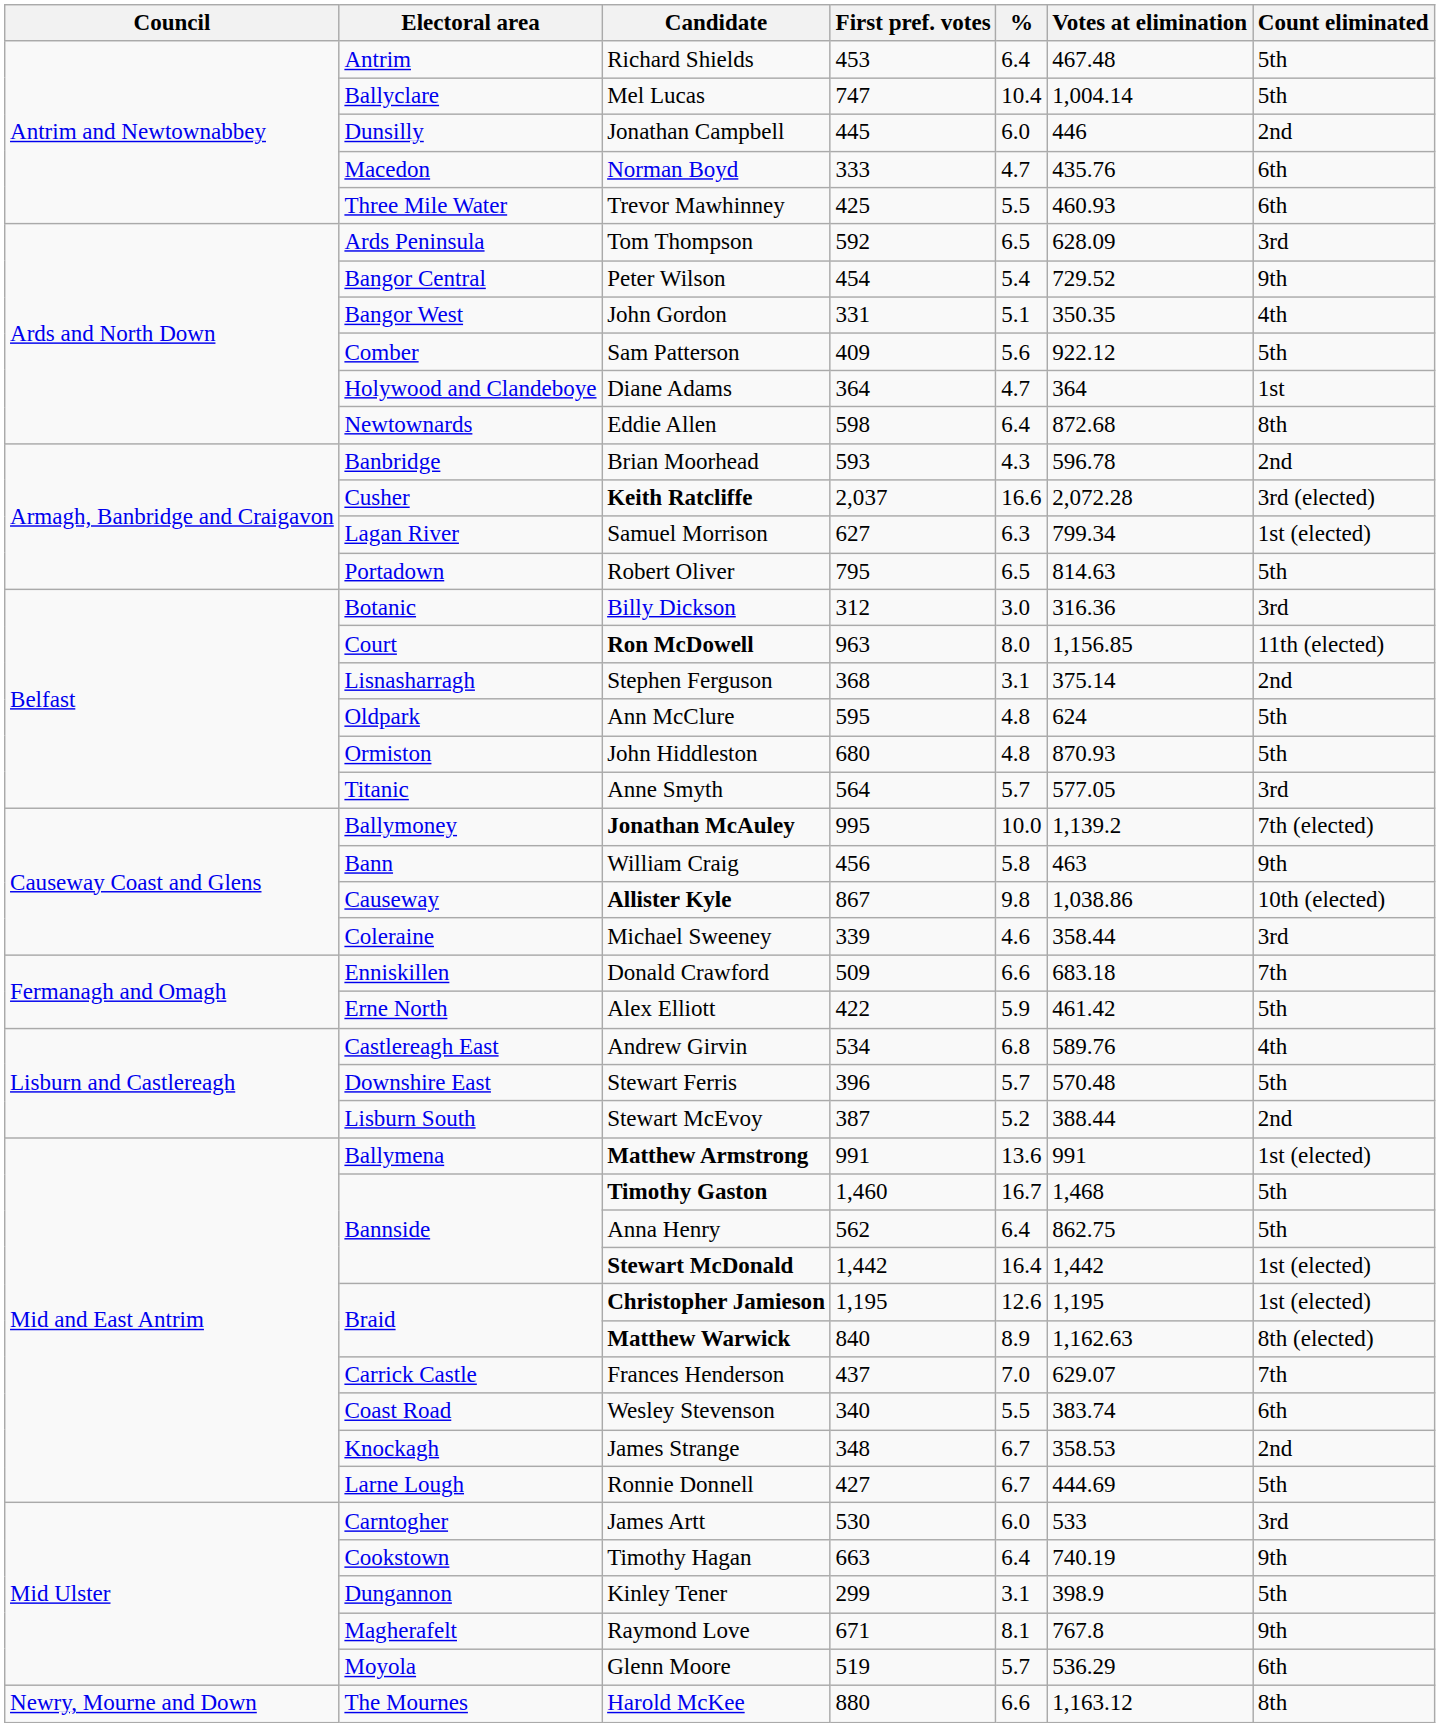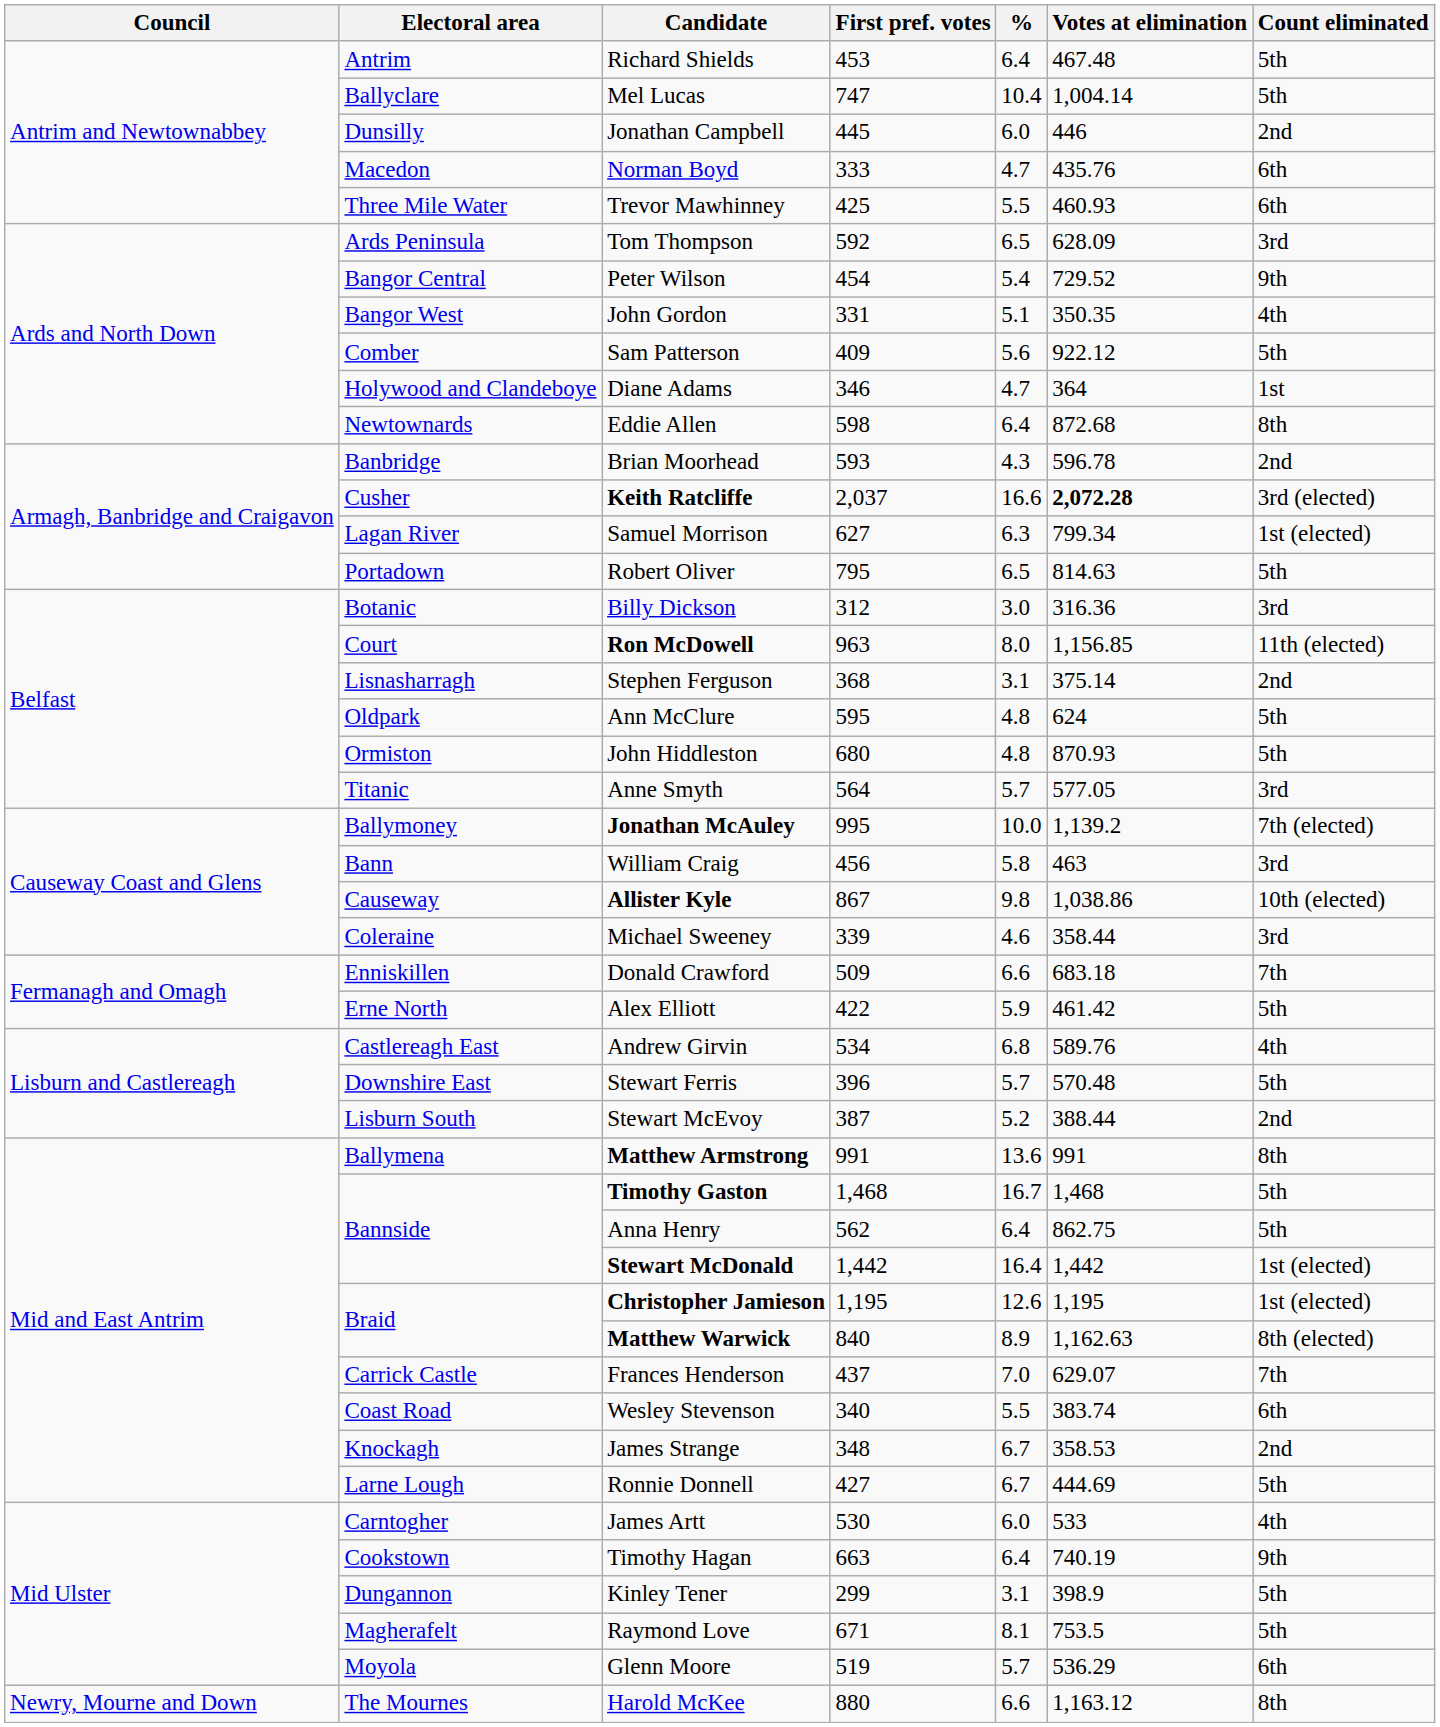(853, 388) 364 -> (853, 388) 346
(1093, 497) normal -> (1093, 497) bold
(1273, 863) 9th -> (1273, 863) 3rd
(1314, 1155) 1st (elected) -> (1273, 1155) 8th
(861, 1192) 1,460 -> (861, 1192) 1,468
(1273, 1520) 3rd -> (1273, 1520) 4th
(1078, 1630) 767.8 -> (1078, 1630) 753.5
(1273, 1630) 9th -> (1273, 1630) 5th
